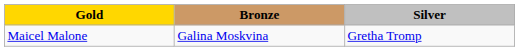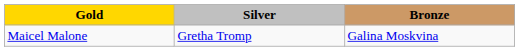columns swapped: (430, 14) <-> (259, 14)
